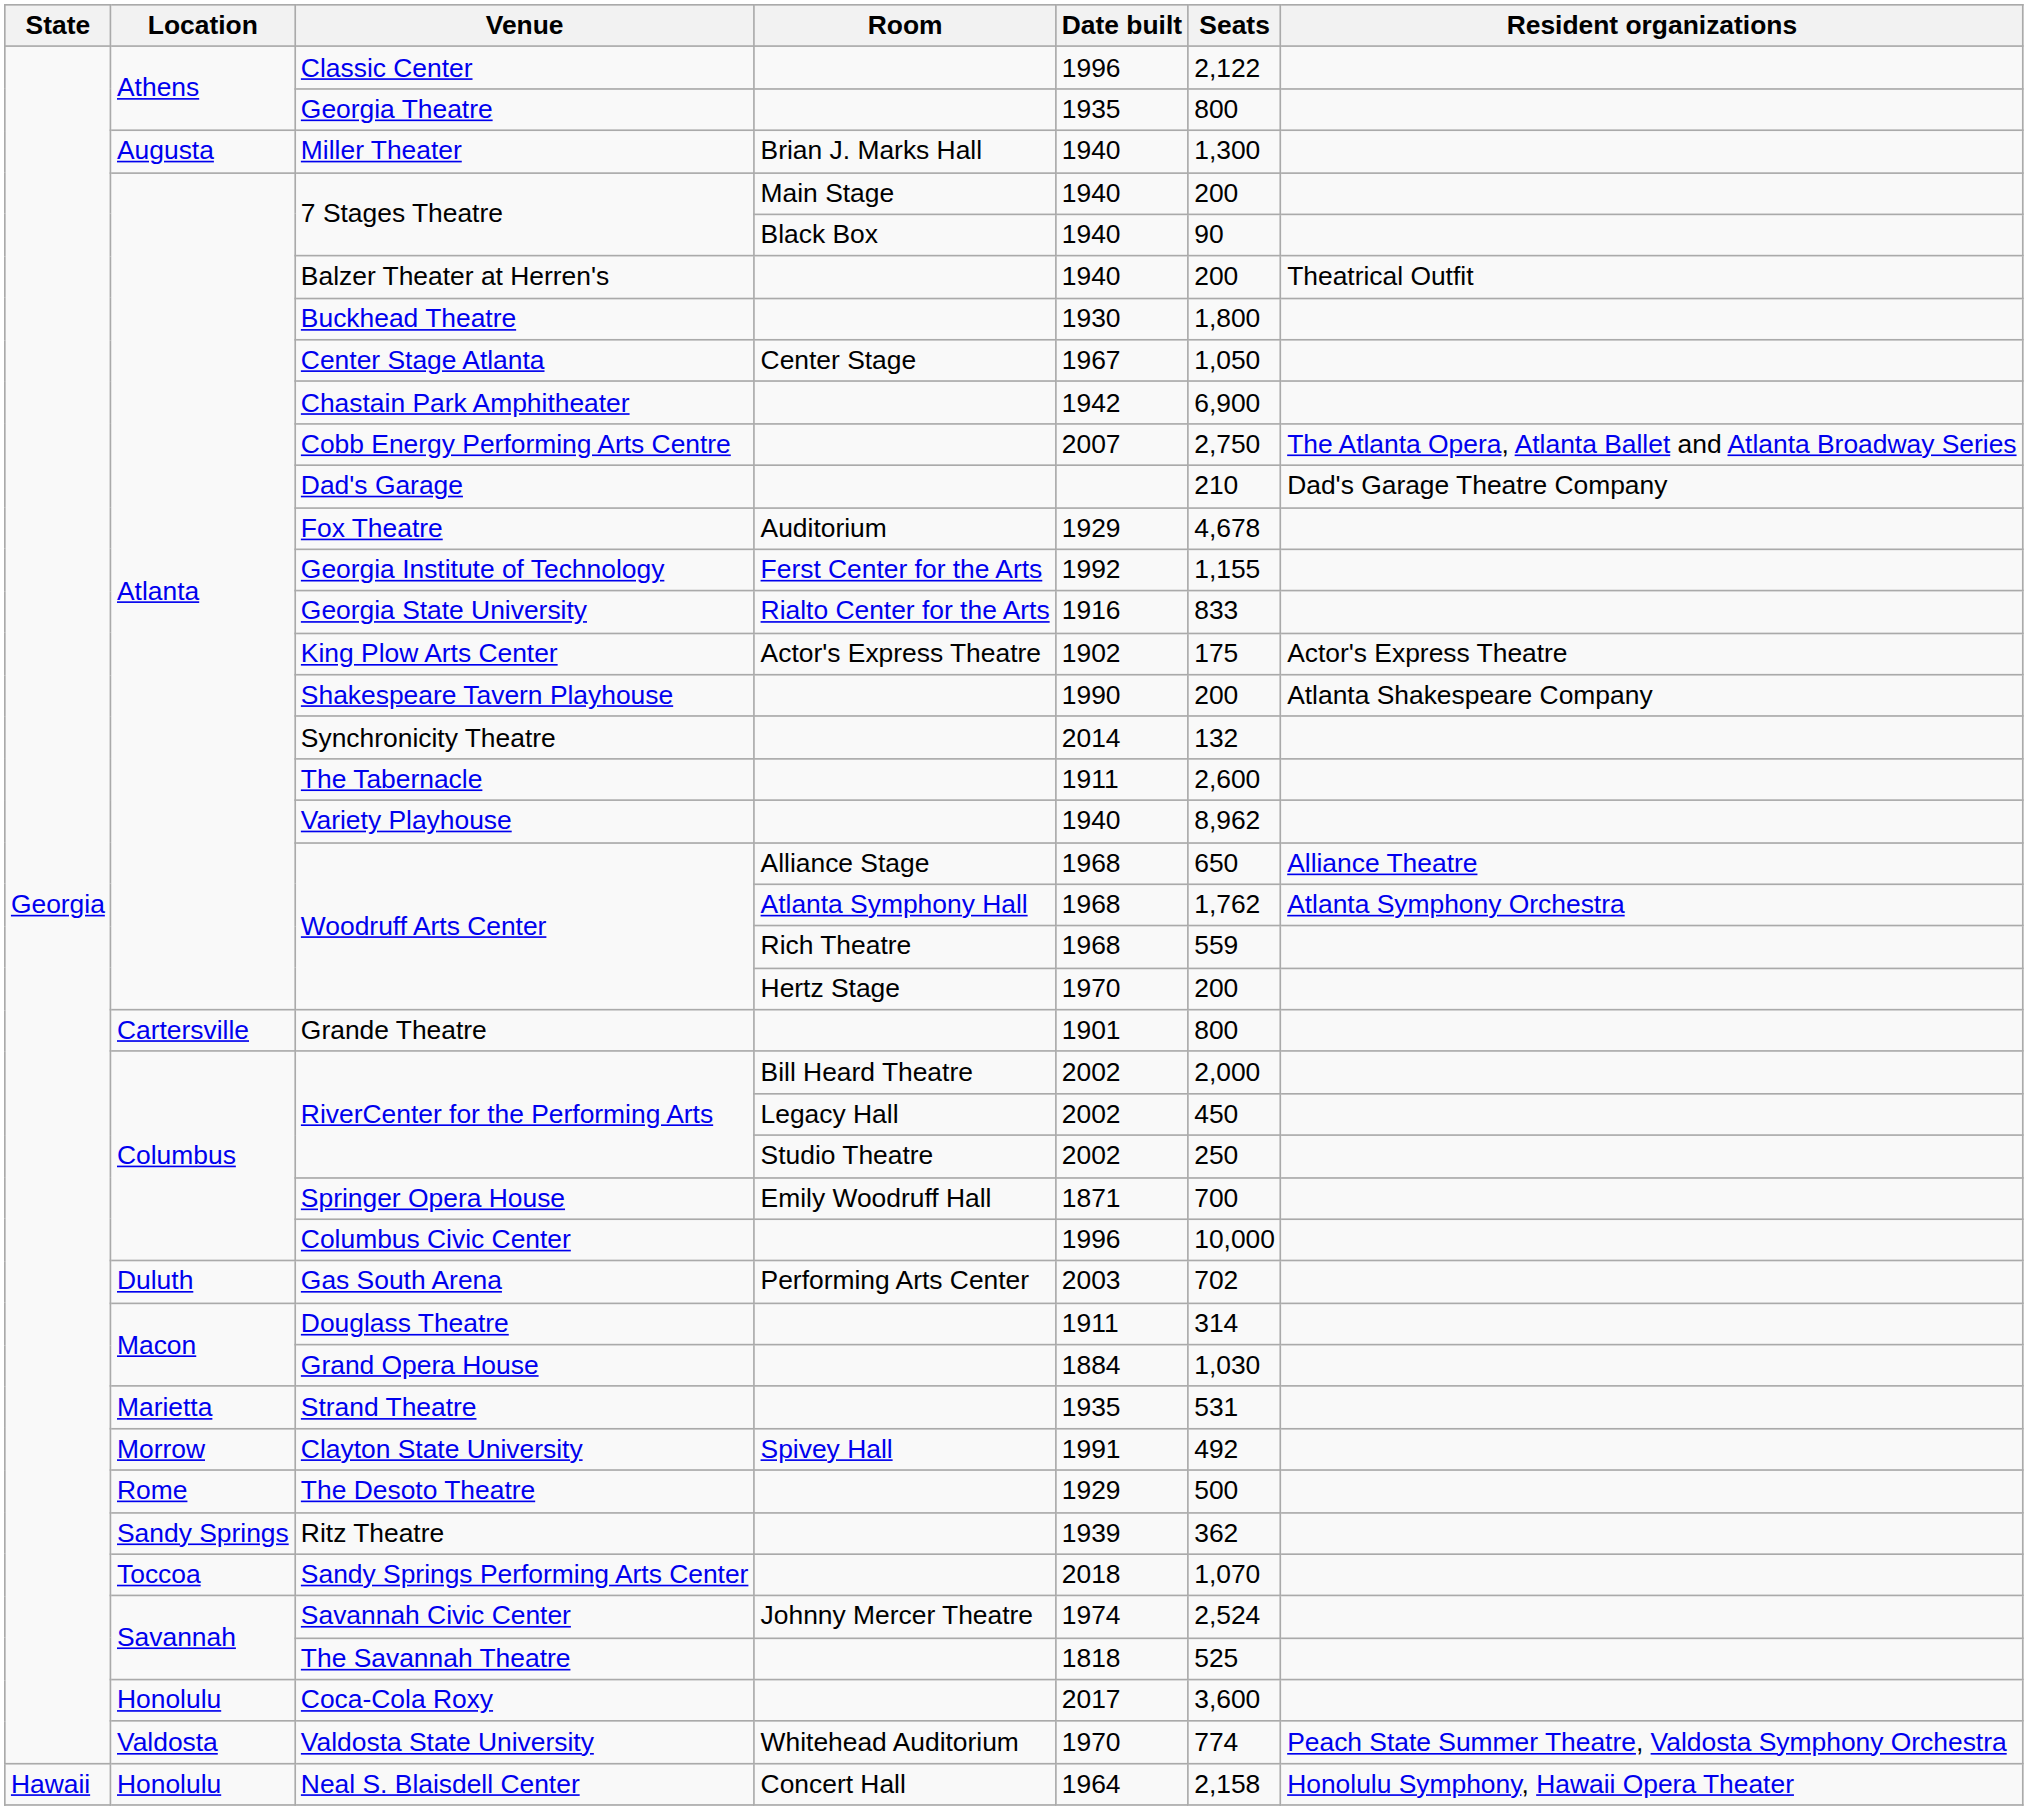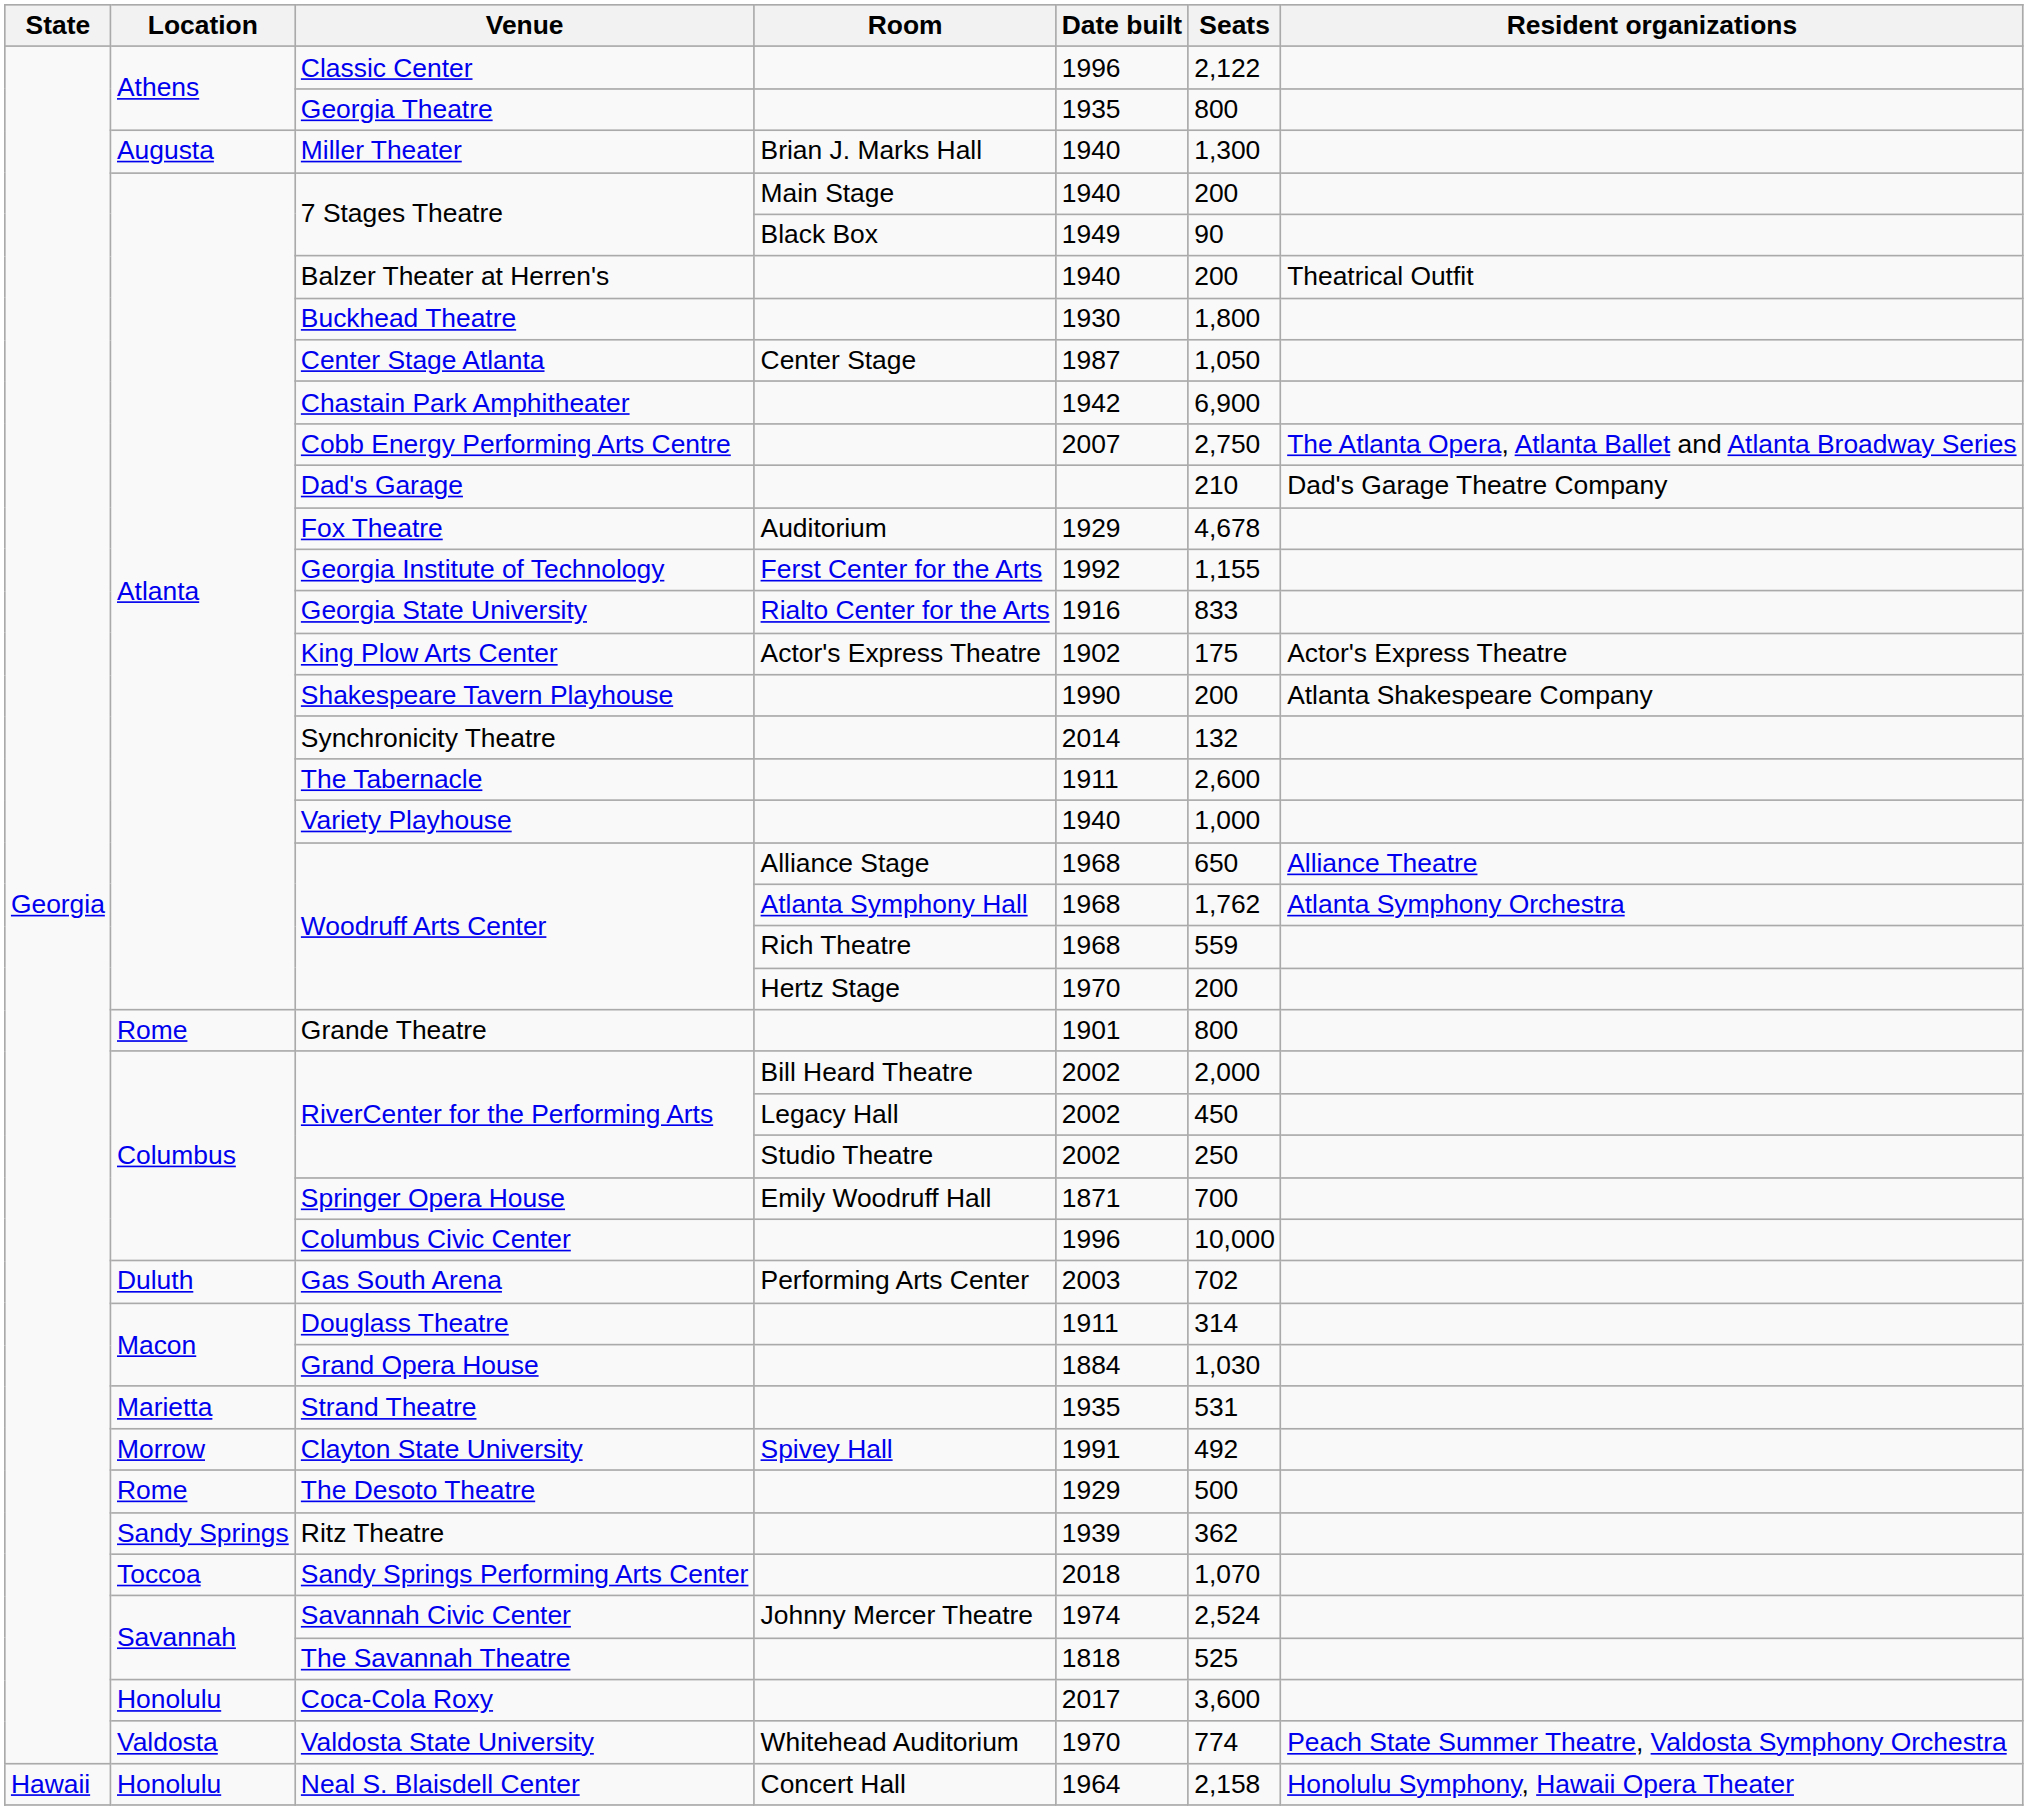(1091, 234) 1940 -> (1091, 234) 1949
(1091, 360) 1967 -> (1091, 360) 1987
(1227, 820) 8,962 -> (1227, 820) 1,000
(183, 1030) Cartersville -> (152, 1030) Rome
